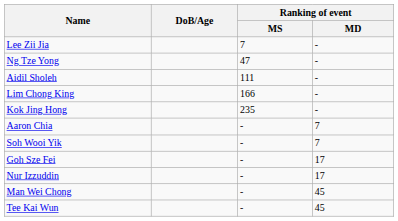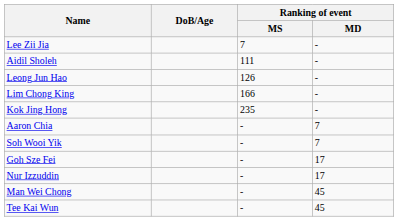- row: (33, 61)
+ row: (37, 77)
